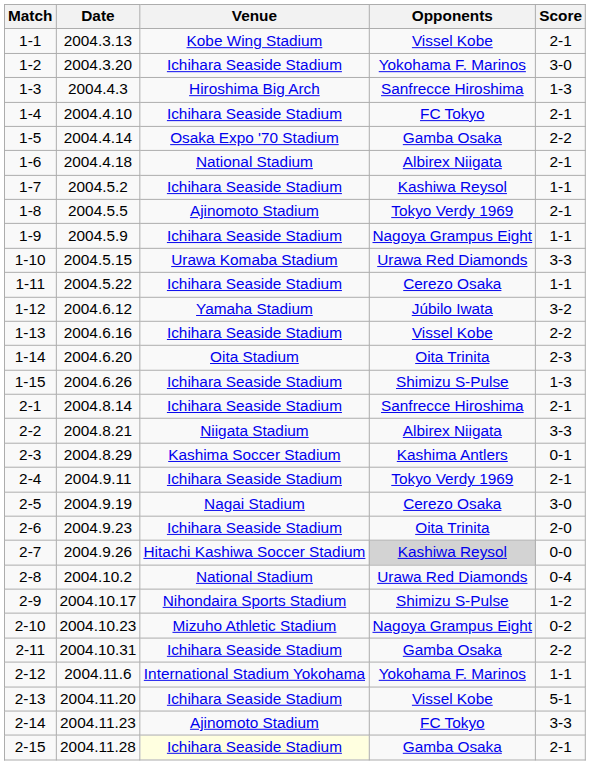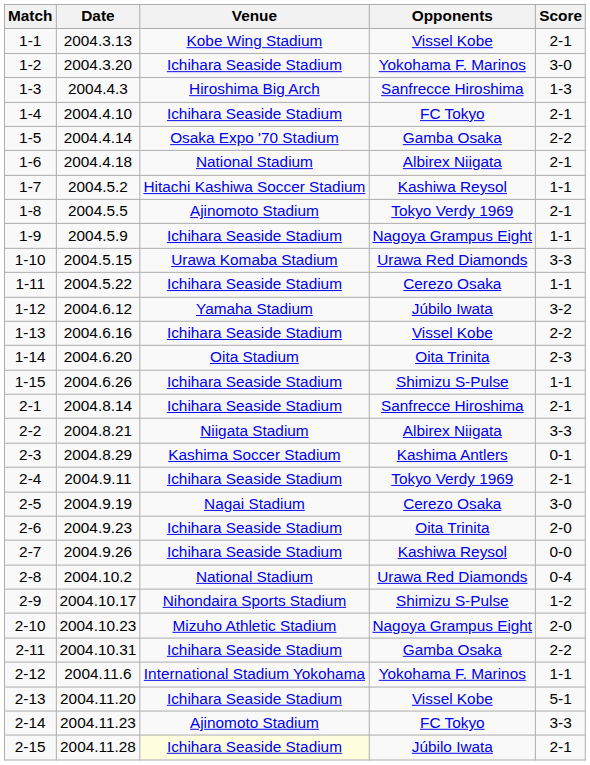(254, 187) Ichihara Seaside Stadium -> (254, 187) Hitachi Kashiwa Soccer Stadium
(561, 382) 1-3 -> (561, 382) 1-1
(254, 552) Hitachi Kashiwa Soccer Stadium -> (254, 552) Ichihara Seaside Stadium
(452, 552) lightgrey background -> (452, 552) no background
(561, 625) 0-2 -> (561, 625) 2-0
(452, 747) Gamba Osaka -> (452, 747) Júbilo Iwata
